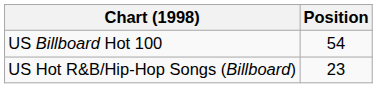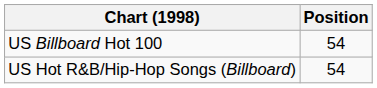(336, 69) 23 -> (336, 69) 54
